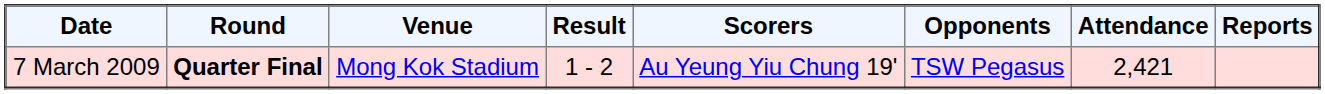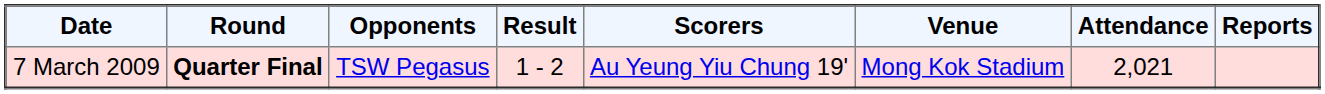columns swapped: (988, 26) <-> (438, 26)
(1143, 66) 2,421 -> (1143, 66) 2,021
